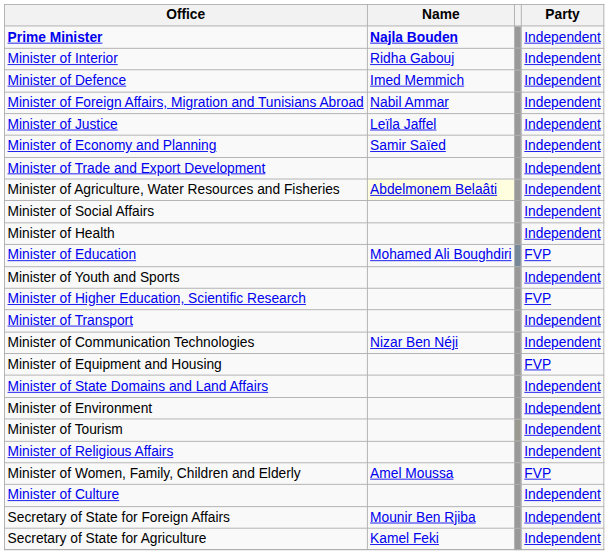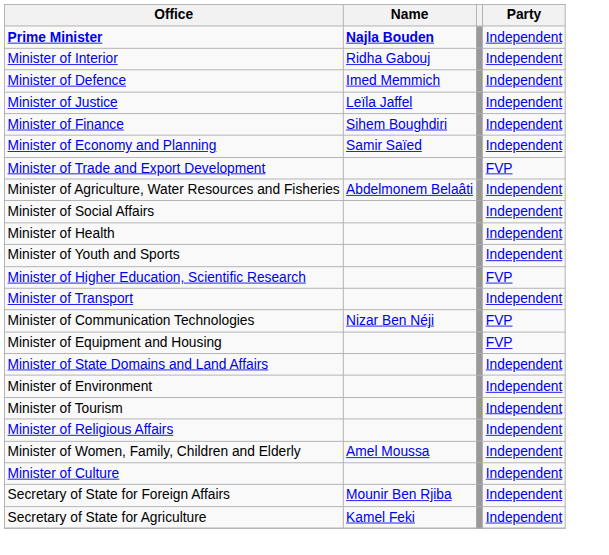- row: (186, 102)
+ row: (66, 124)
(563, 168) Independent -> (499, 168) FVP
(434, 189) lightyellow background -> (410, 189) no background
- row: (72, 255)
(563, 342) Independent -> (499, 320) FVP
(538, 473) FVP -> (524, 451) Independent
